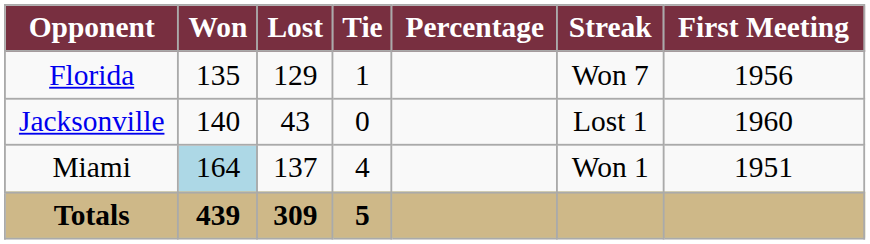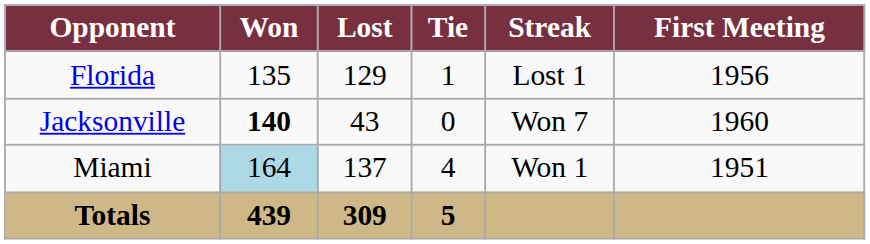- column: (475, 27)
(610, 74) Won 7 -> (550, 74) Lost 1
(218, 121) normal -> (269, 121) bold
(610, 121) Lost 1 -> (550, 121) Won 7
